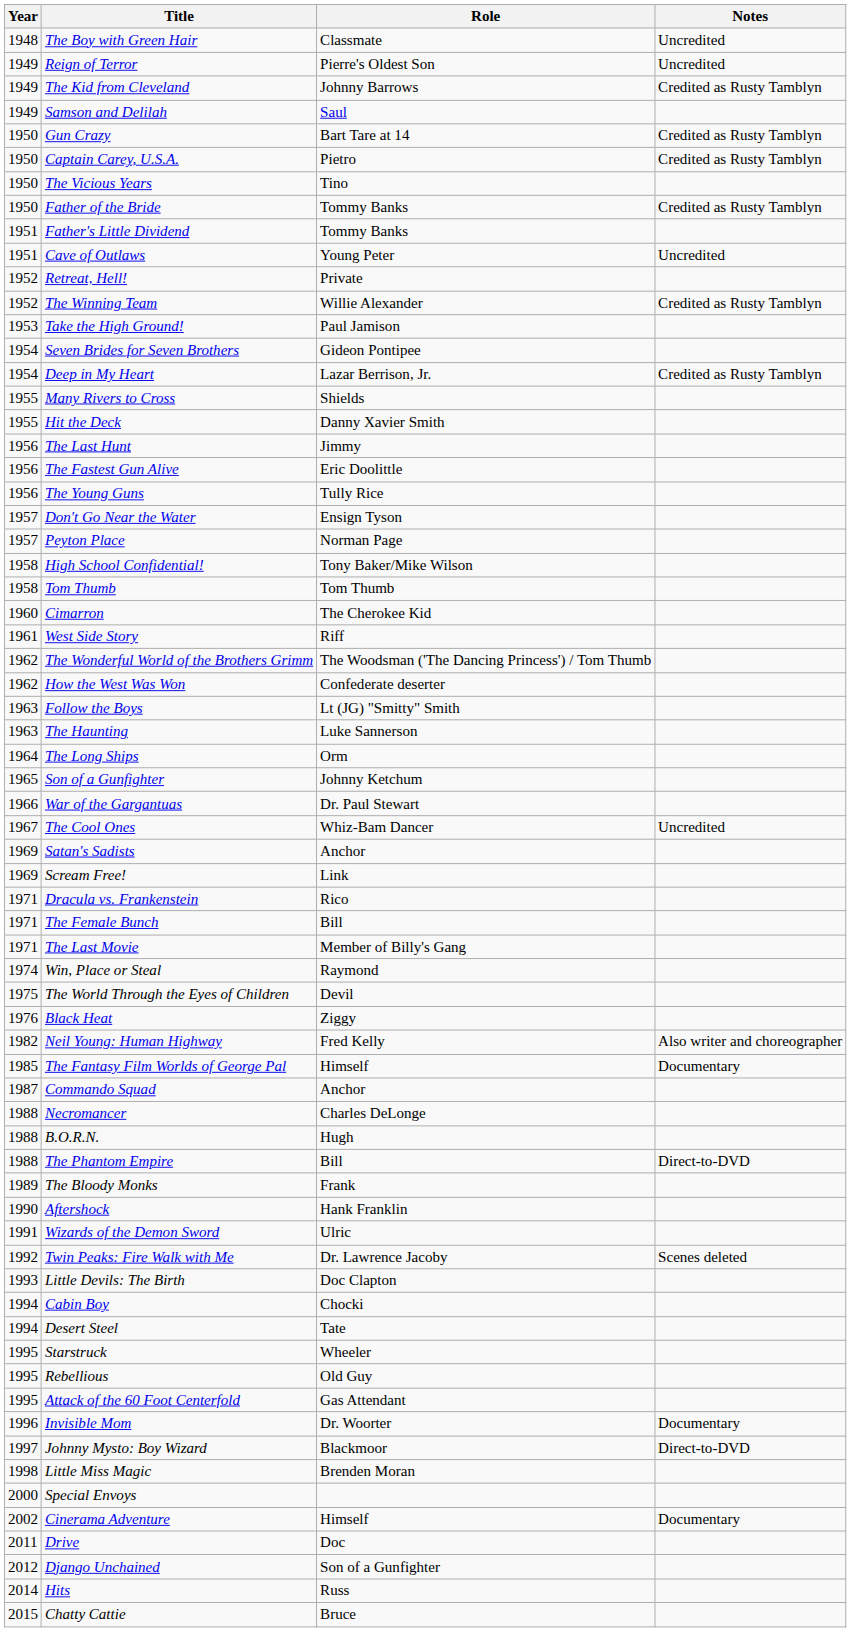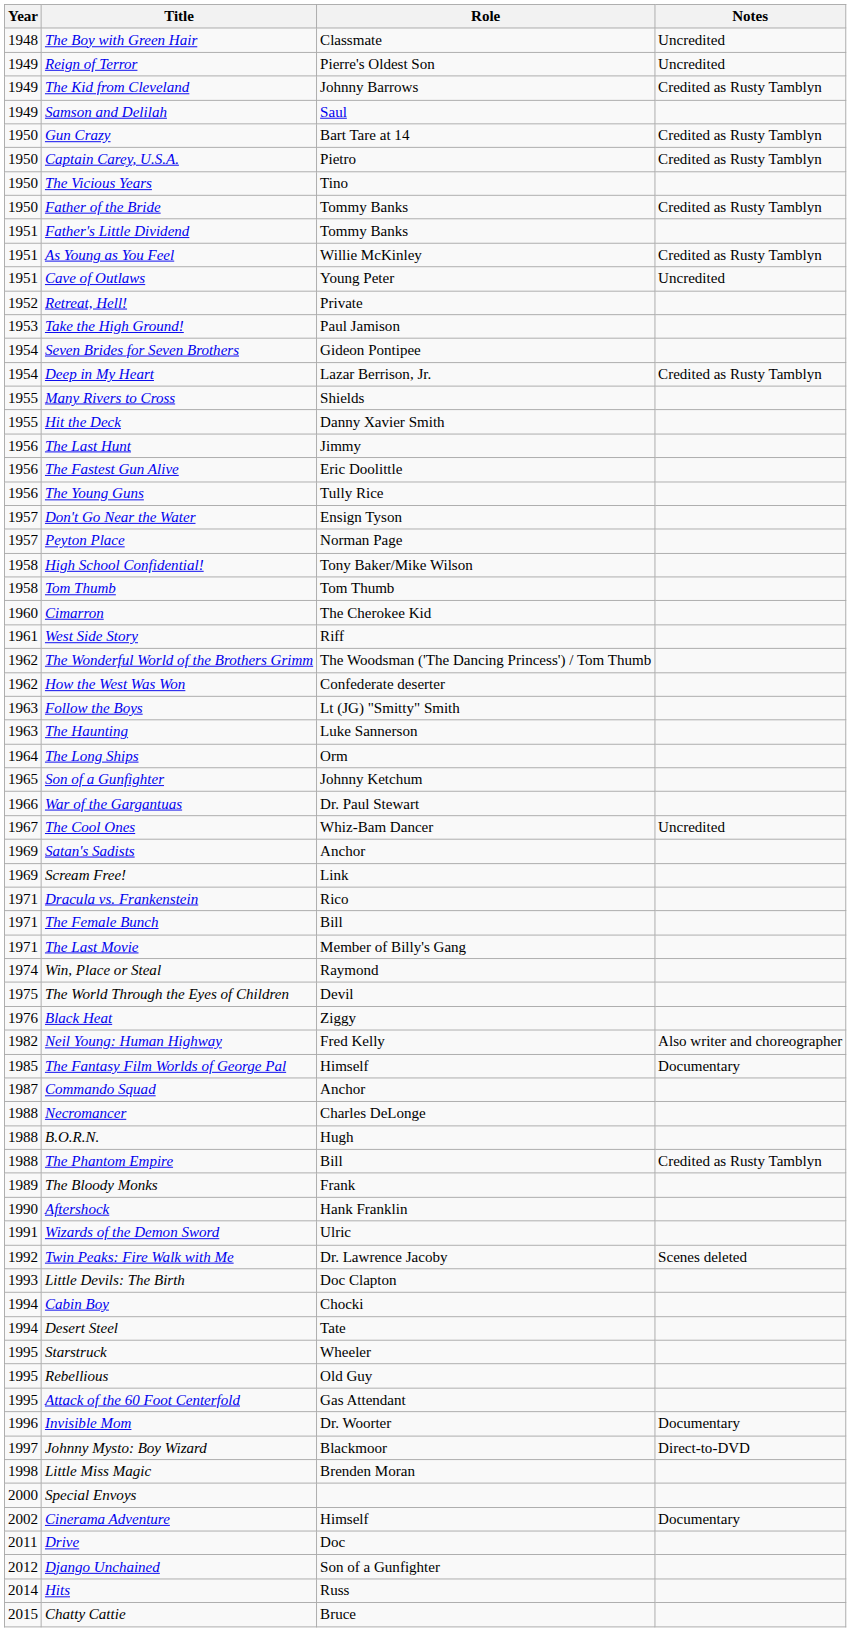+ row: (110, 254)
- row: (101, 302)
(704, 1161) Direct-to-DVD -> (740, 1161) Credited as Rusty Tamblyn
